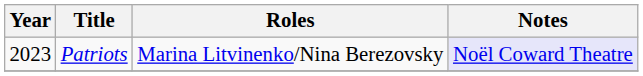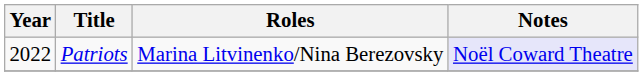(30, 53) 2023 -> (30, 53) 2022
